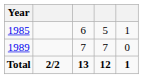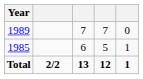rows swapped: (19, 30) <-> (19, 47)
